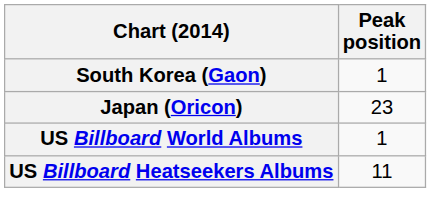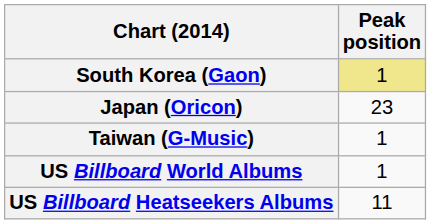(382, 75) no background -> (382, 75) khaki background
+ row: (171, 139)
